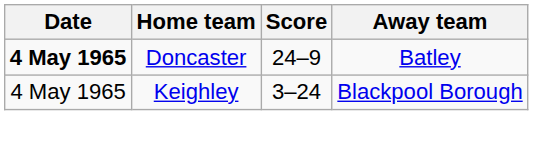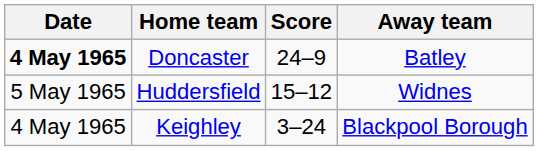+ row: (199, 92)
